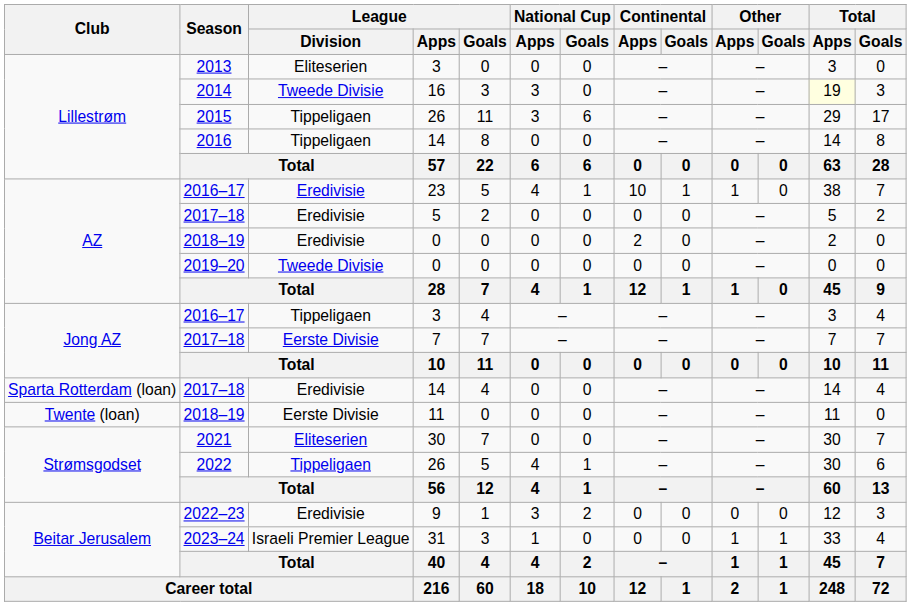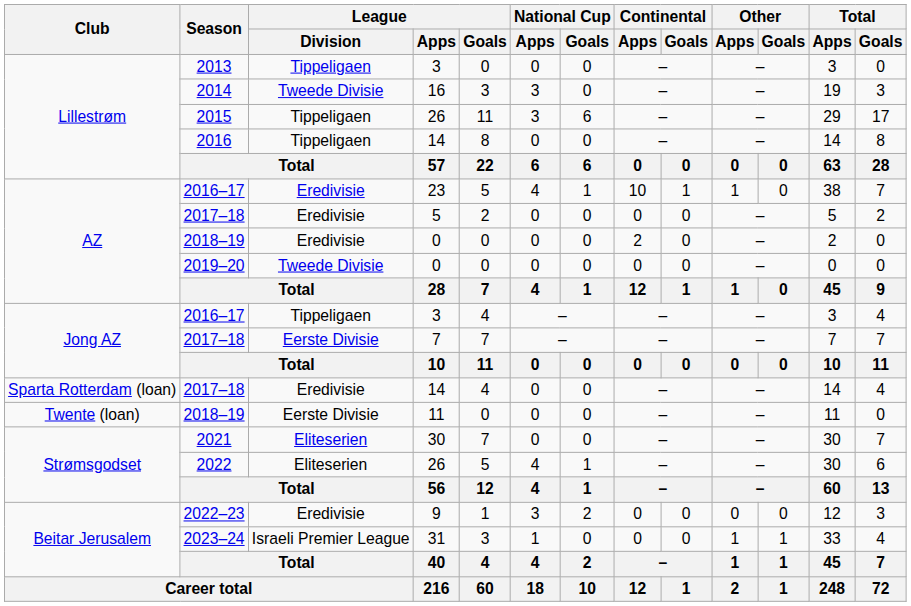(331, 66) Eliteserien -> (331, 66) Tippeligaen
(832, 91) lightyellow background -> (832, 91) no background
(331, 464) Tippeligaen -> (331, 464) Eliteserien
